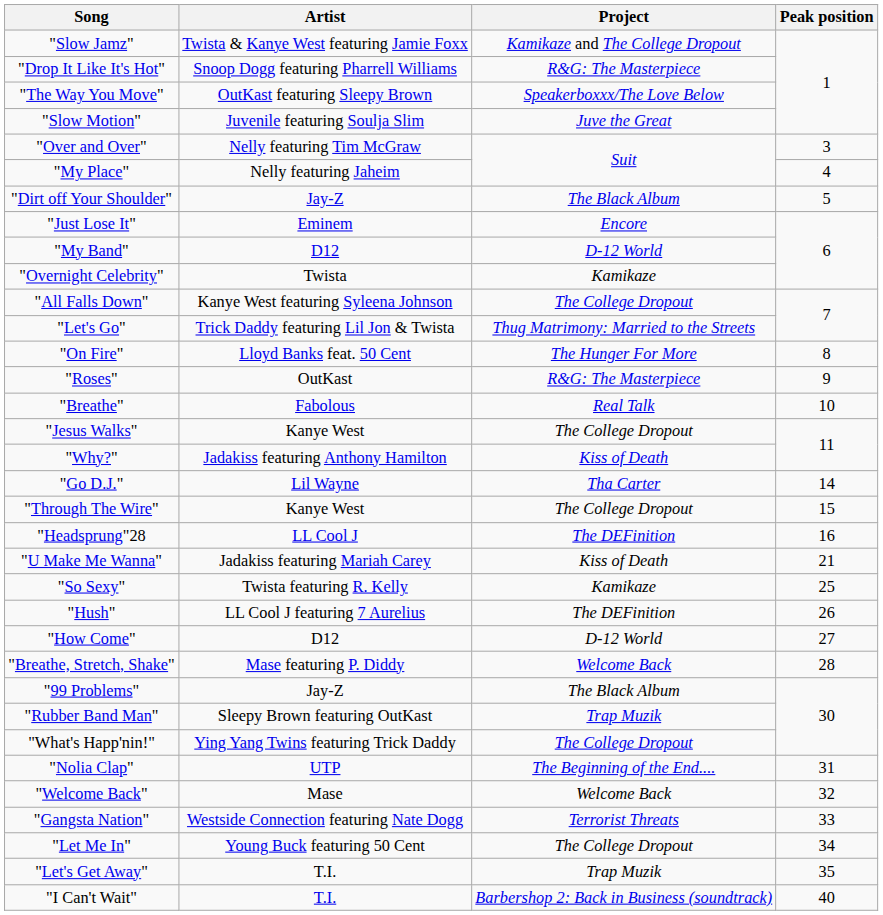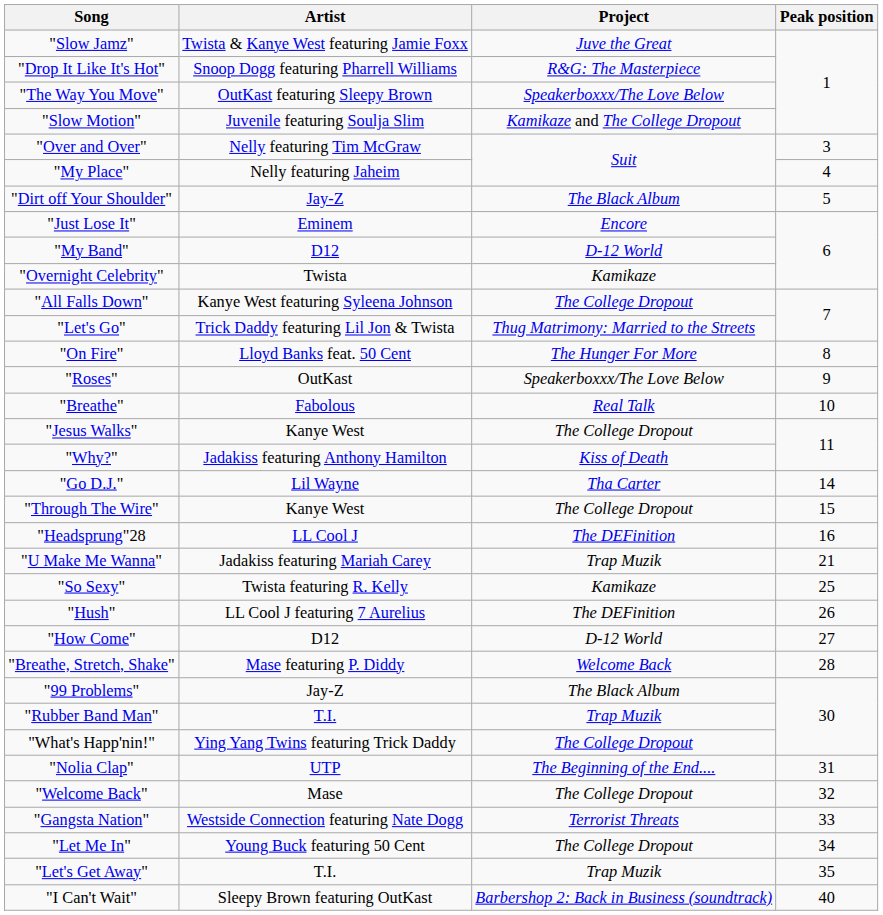(624, 43) Kamikaze and The College Dropout -> (624, 43) Juve the Great
(624, 120) Juve the Great -> (624, 120) Kamikaze and The College Dropout
(624, 379) R&G: The Masterpiece -> (624, 379) Speakerboxxx/The Love Below
(624, 560) Kiss of Death -> (624, 560) Trap Muzik
(325, 716) Sleepy Brown featuring OutKast -> (325, 716) T.I.
(624, 793) Welcome Back -> (624, 793) The College Dropout
(325, 897) T.I. -> (325, 897) Sleepy Brown featuring OutKast
